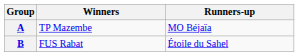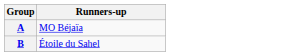- column: (101, 12)
